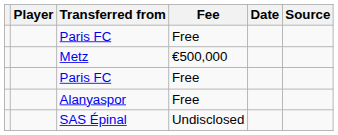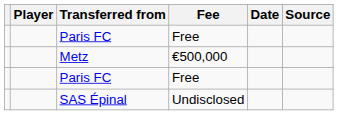- row: (93, 99)
